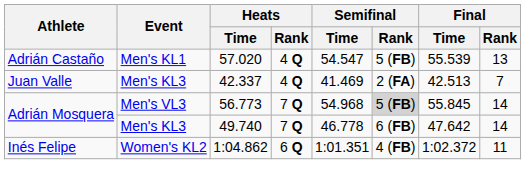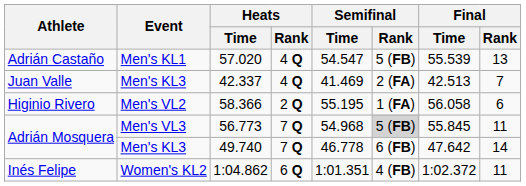+ row: (241, 104)
(500, 104) 14 -> (500, 126) 11
